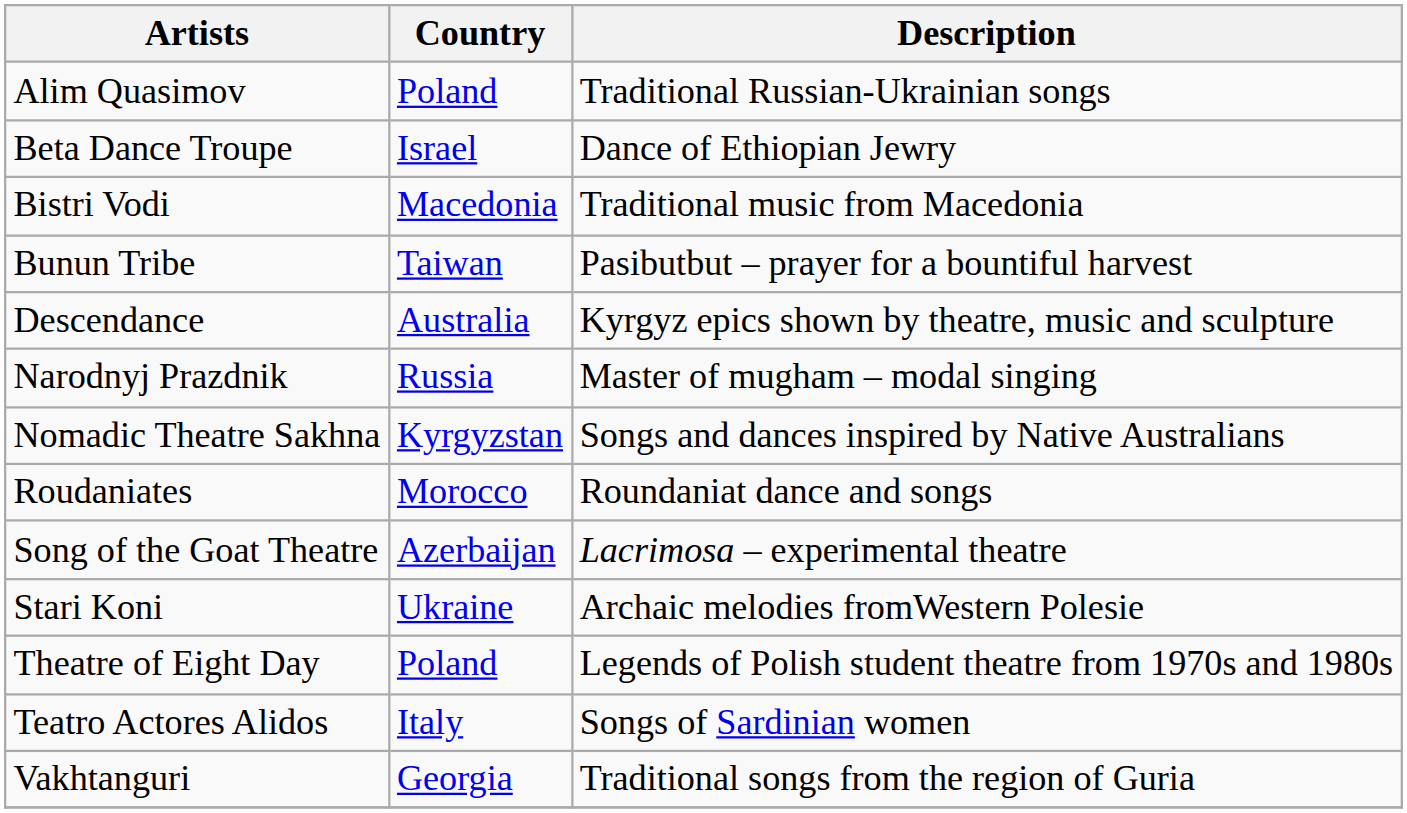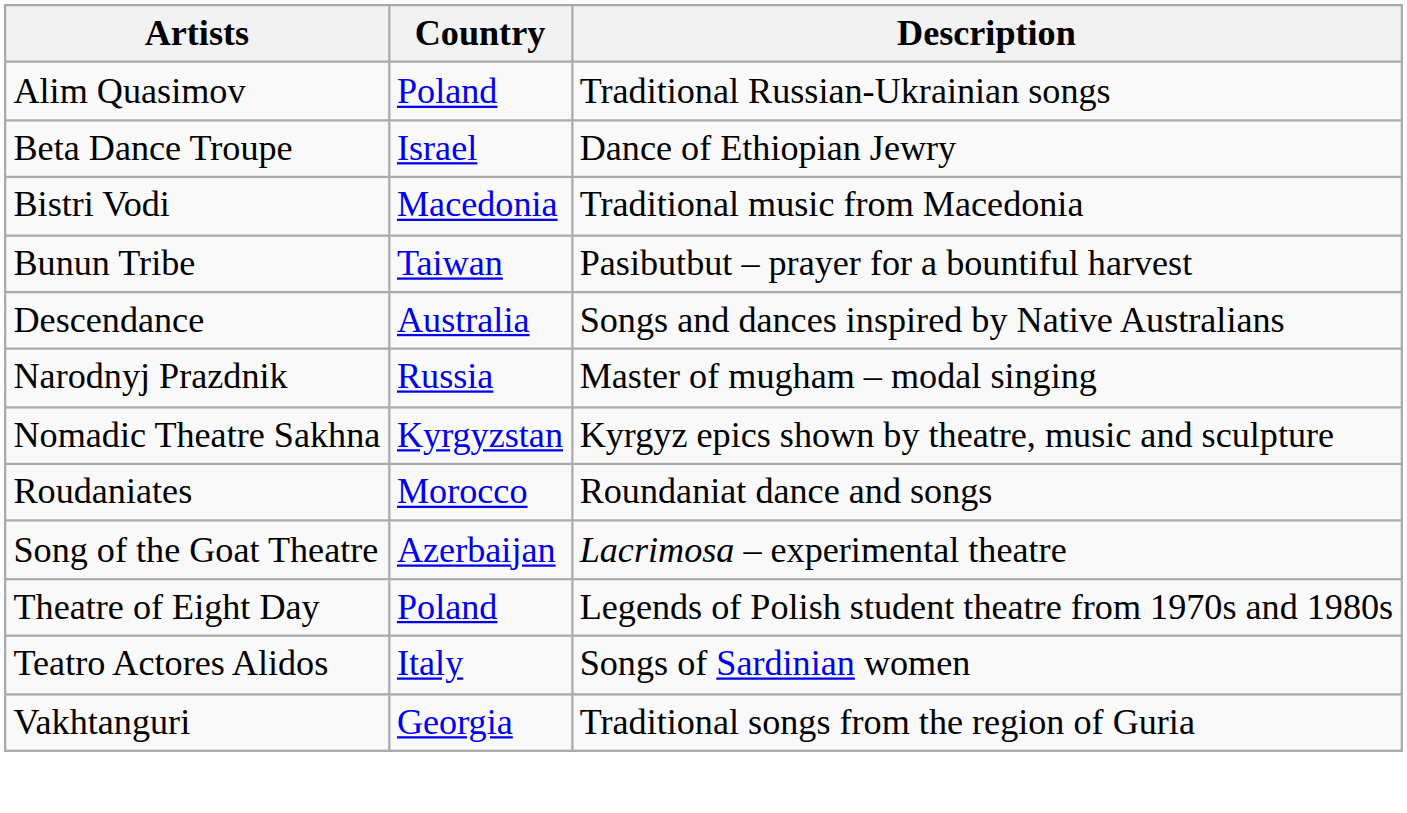(957, 319) Kyrgyz epics shown by theatre, music and sculpture -> (932, 319) Songs and dances inspired by Native Australians
(932, 434) Songs and dances inspired by Native Australians -> (957, 434) Kyrgyz epics shown by theatre, music and sculpture
- row: (88, 606)
